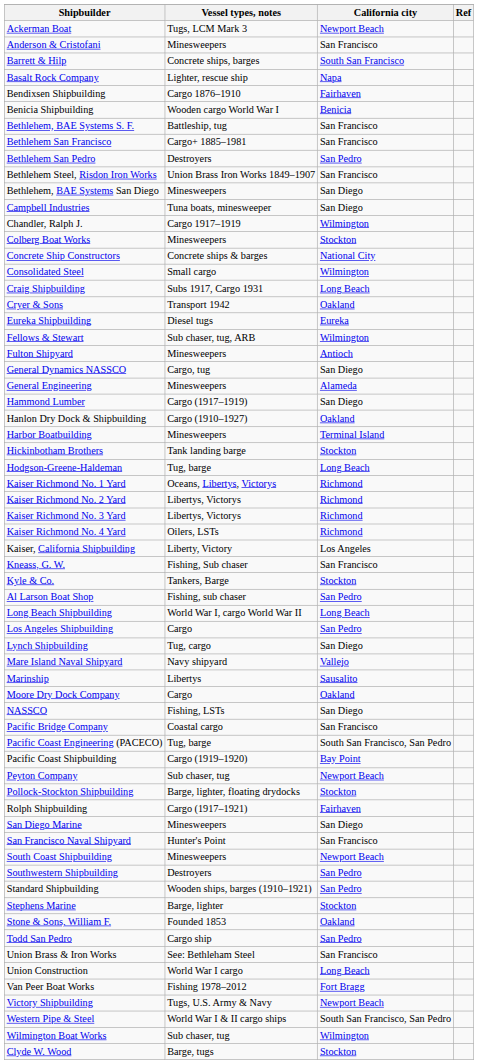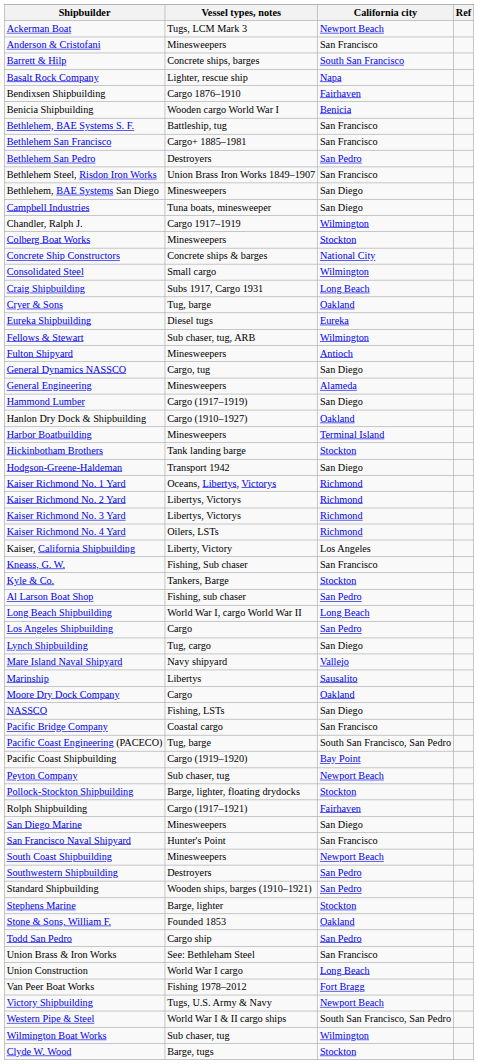(198, 304) Transport 1942 -> (189, 304) Tug, barge
(189, 467) Tug, barge -> (198, 467) Transport 1942
(345, 467) Long Beach -> (341, 467) San Diego
